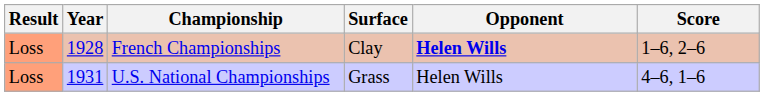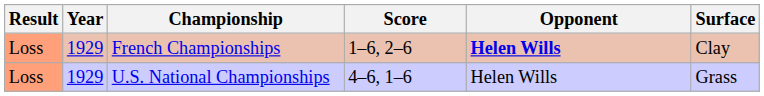columns swapped: (378, 18) <-> (698, 18)
(85, 47) 1928 -> (85, 47) 1929
(85, 76) 1931 -> (85, 76) 1929
